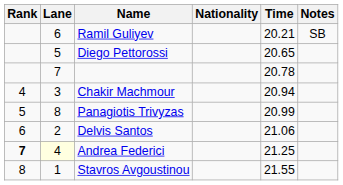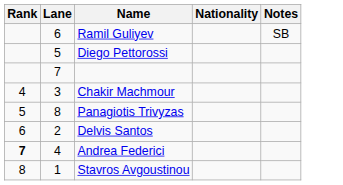- column: (279, 14)
(57, 151) lightyellow background -> (57, 151) no background
